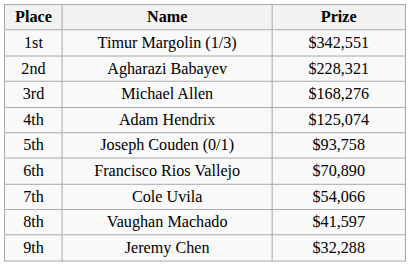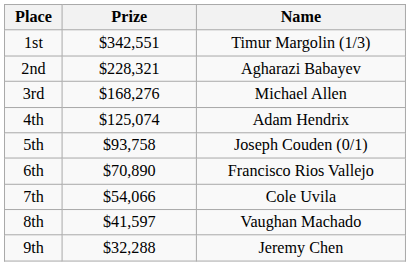columns swapped: (167, 17) <-> (339, 17)
